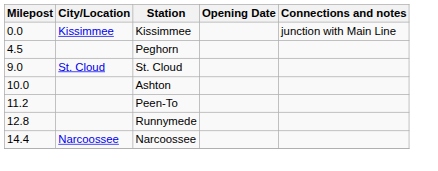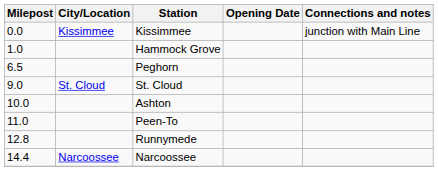+ row: (178, 49)
(15, 49) 4.5 -> (15, 67) 6.5
(18, 103) 11.2 -> (18, 121) 11.0
